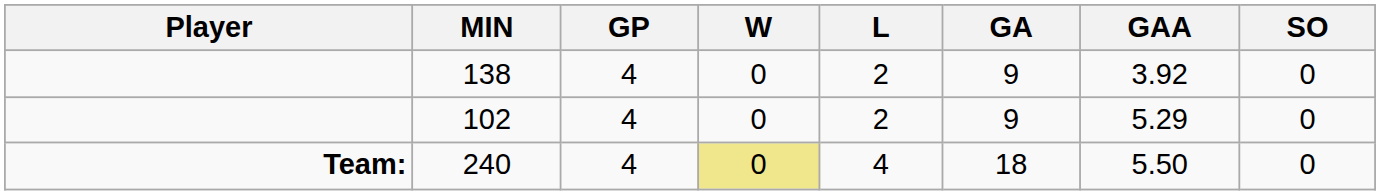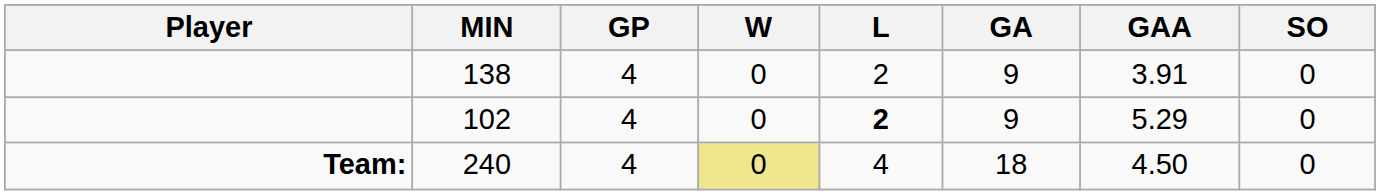(1160, 73) 3.92 -> (1160, 73) 3.91
(881, 119) normal -> (881, 119) bold
(1160, 165) 5.50 -> (1160, 165) 4.50
